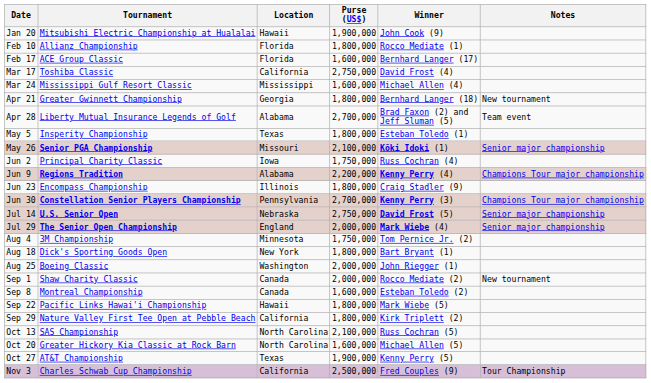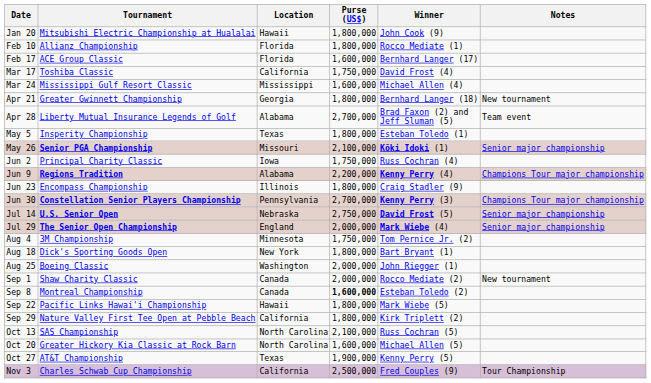(354, 34) 1,900,000 -> (354, 34) 1,800,000
(354, 73) 2,750,000 -> (354, 73) 1,750,000
(354, 293) normal -> (354, 293) bold
